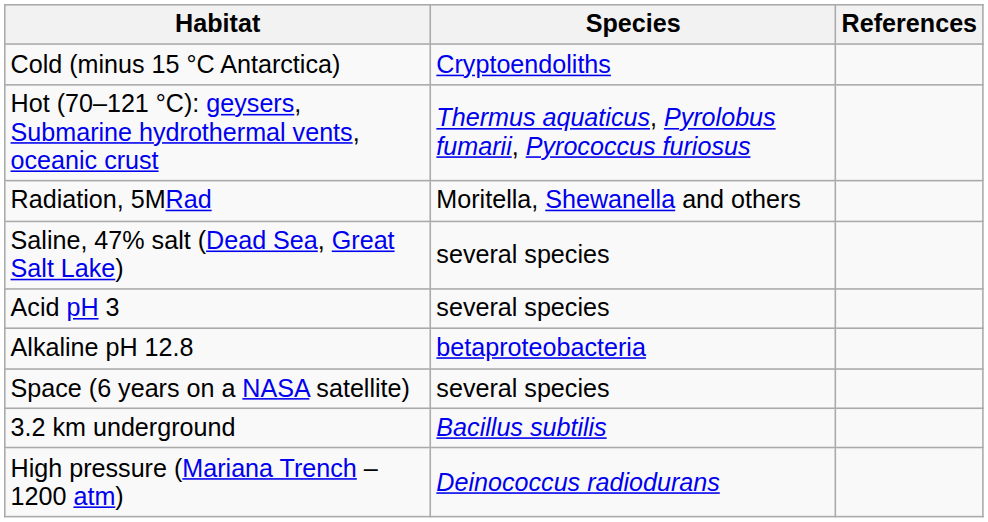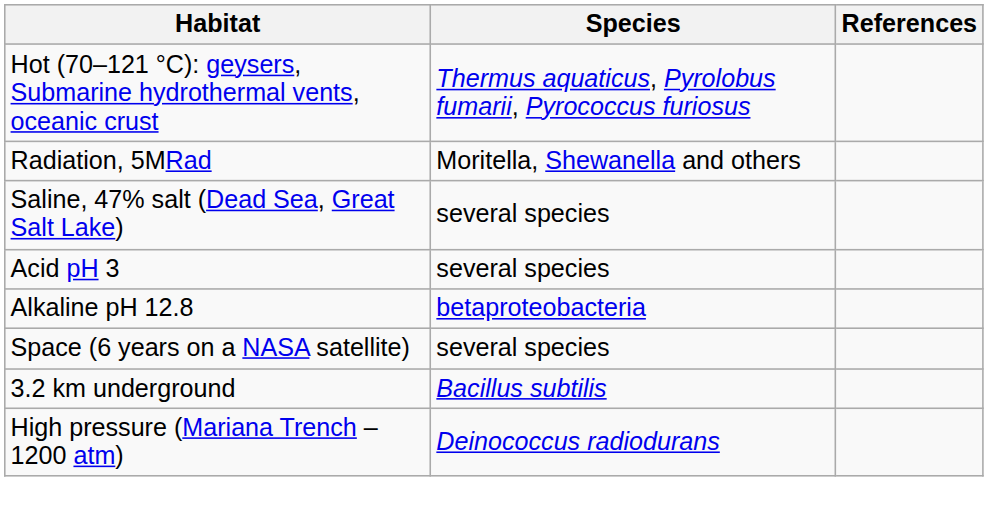- row: (175, 64)
